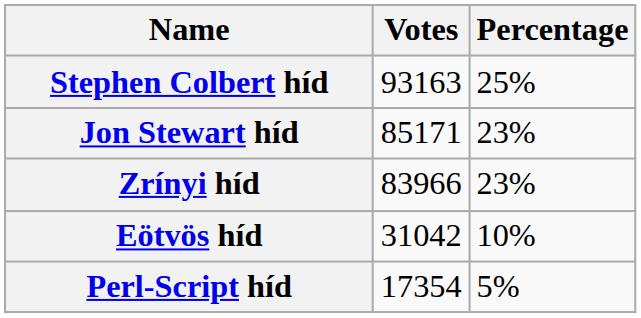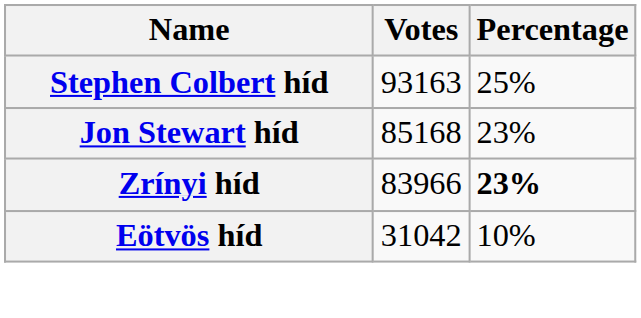(421, 132) 85171 -> (421, 132) 85168
(506, 183) normal -> (509, 183) bold
- row: (189, 286)
